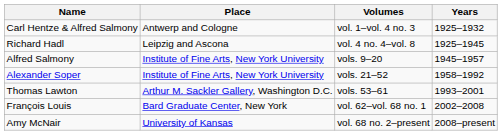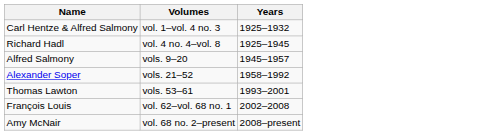- column: (237, 12)
